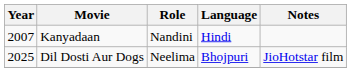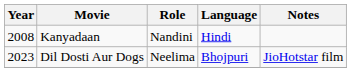(21, 36) 2007 -> (21, 36) 2008
(21, 57) 2025 -> (21, 57) 2023
